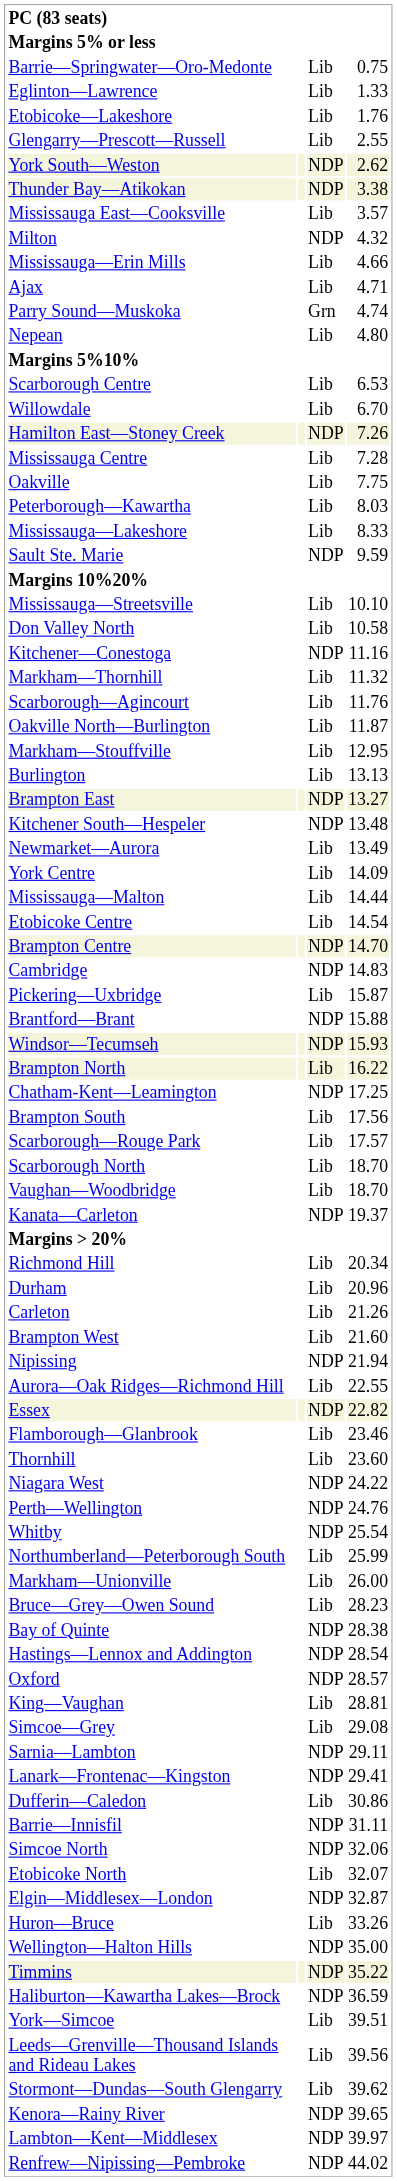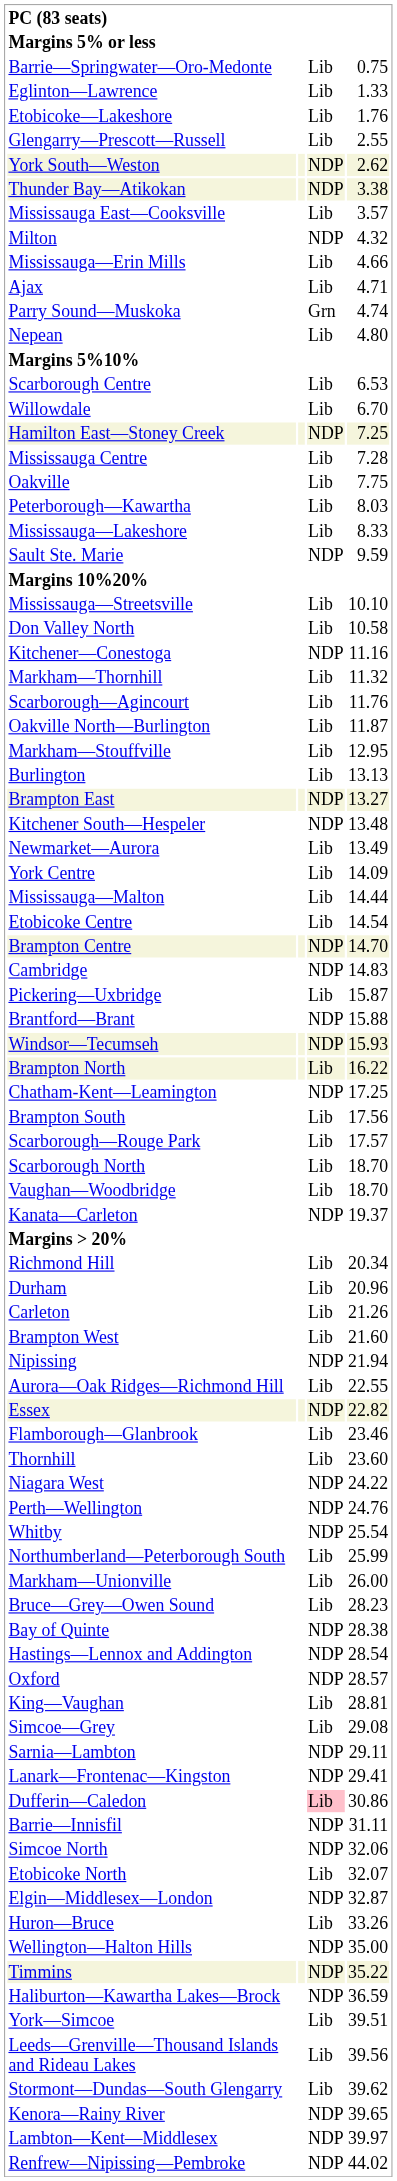(373, 433) 7.26 -> (373, 433) 7.25
(320, 1801) no background -> (320, 1801) pink background
